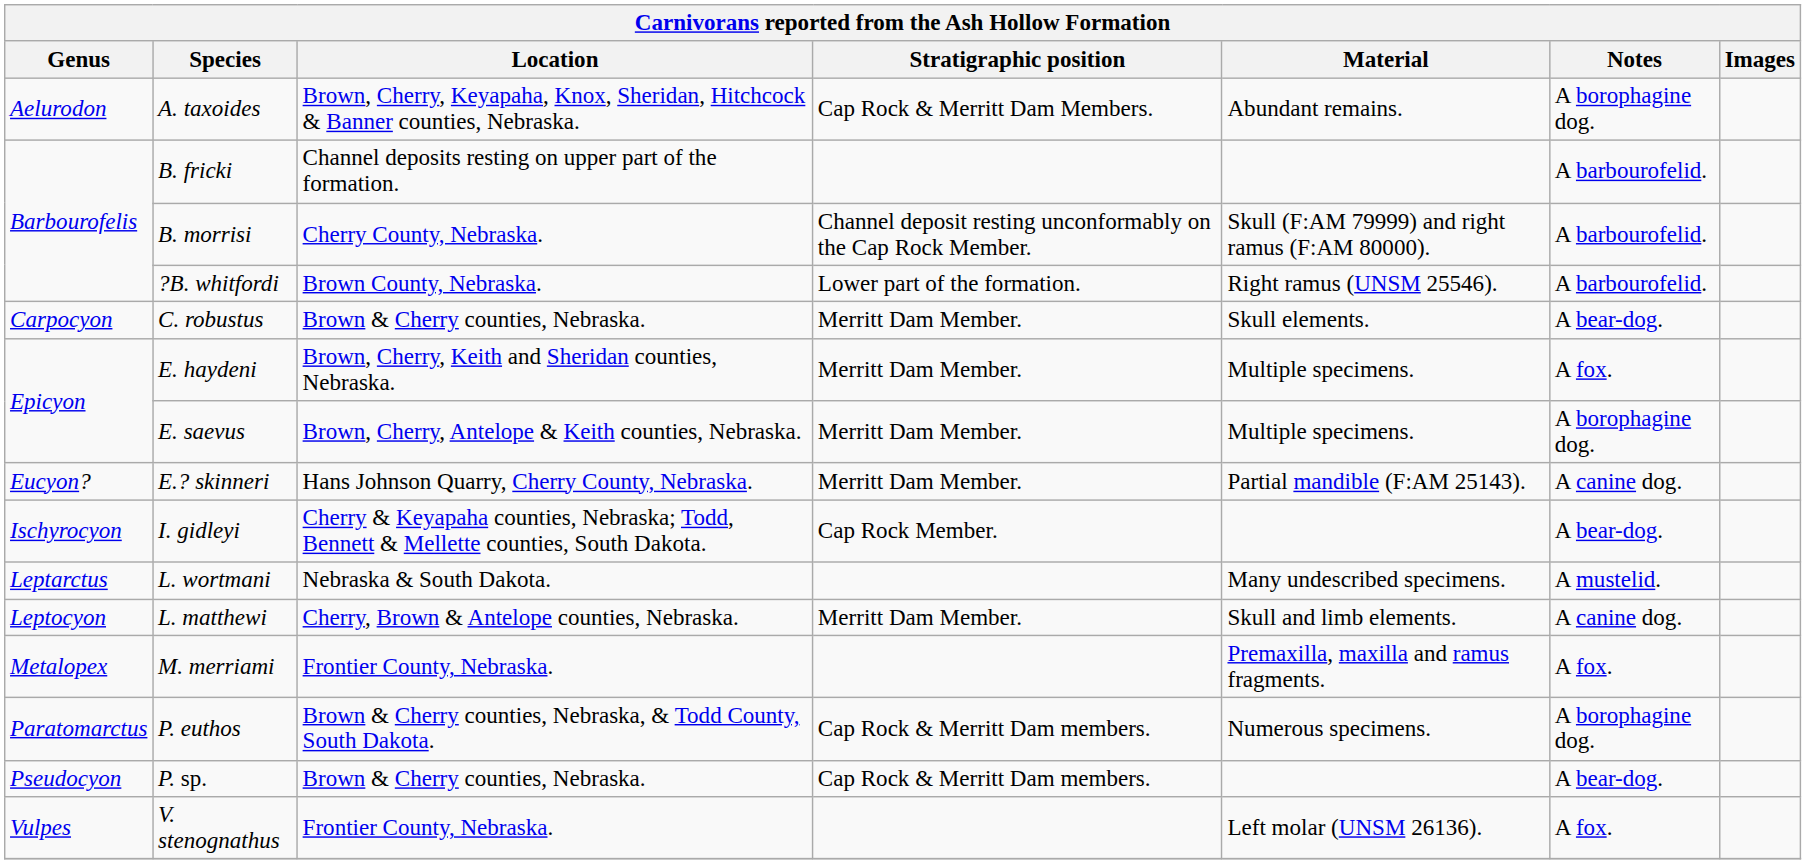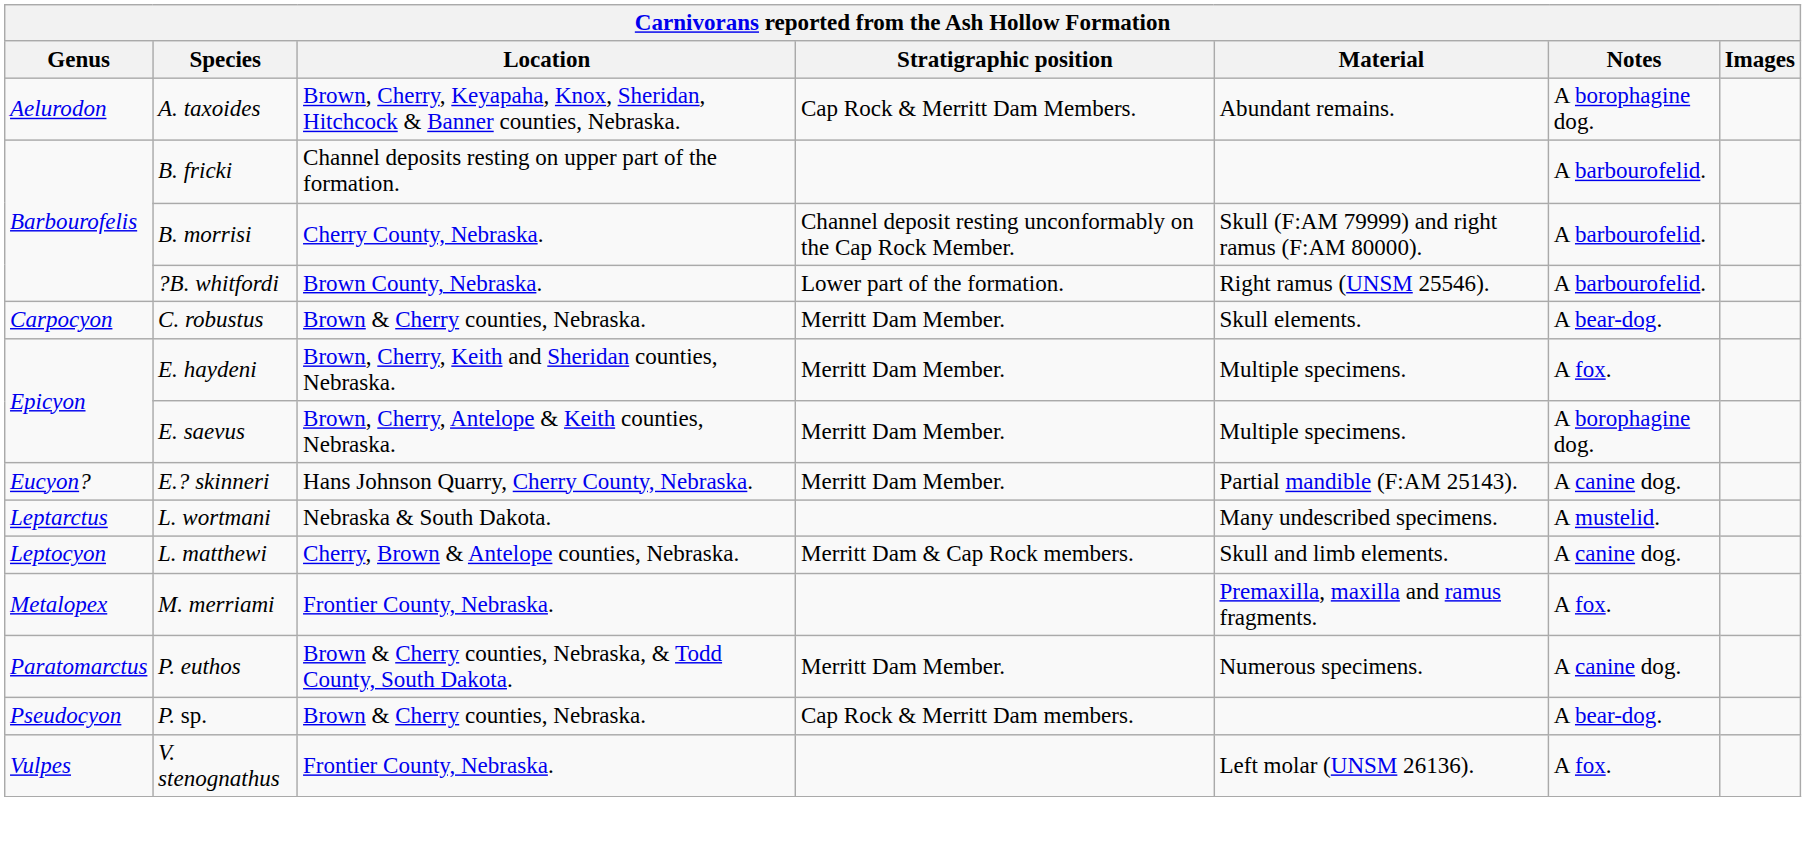- row: (199, 530)
(920, 616) Merritt Dam Member. -> (967, 554) Merritt Dam & Cap Rock members.
(984, 728) Cap Rock & Merritt Dam members. -> (903, 666) Merritt Dam Member.
(1623, 728) A borophagine dog. -> (1618, 666) A canine dog.
